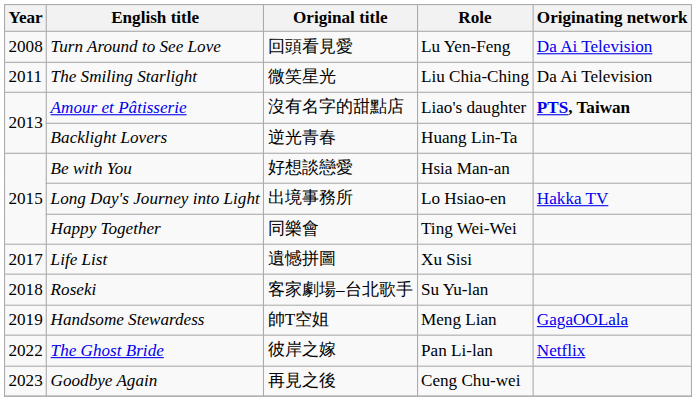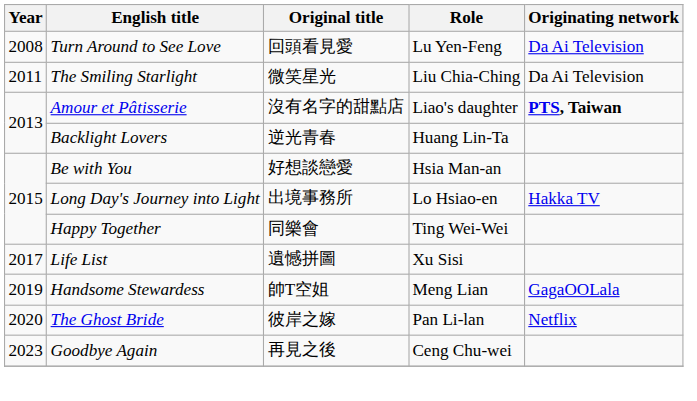- row: (73, 289)
(26, 350) 2022 -> (26, 320) 2020
